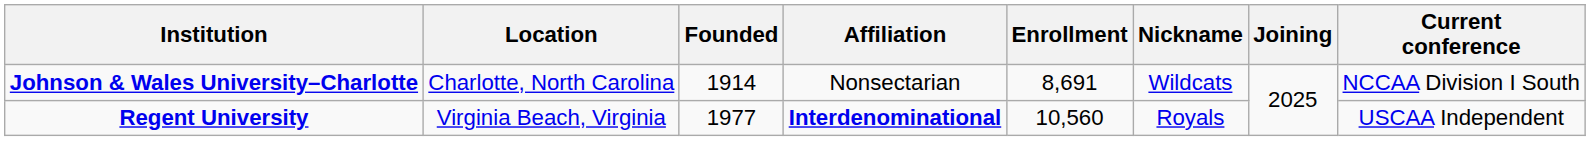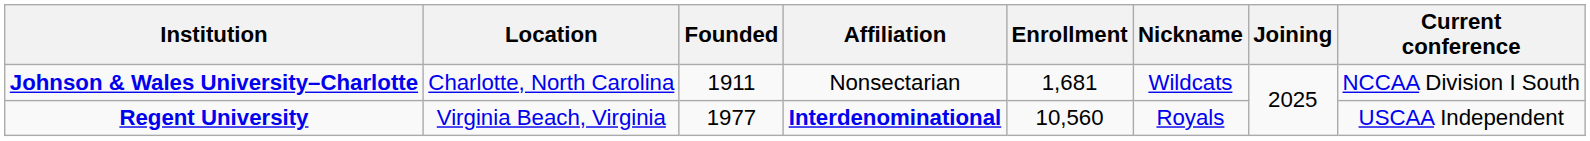(731, 82) 1914 -> (731, 82) 1911
(1070, 82) 8,691 -> (1070, 82) 1,681
